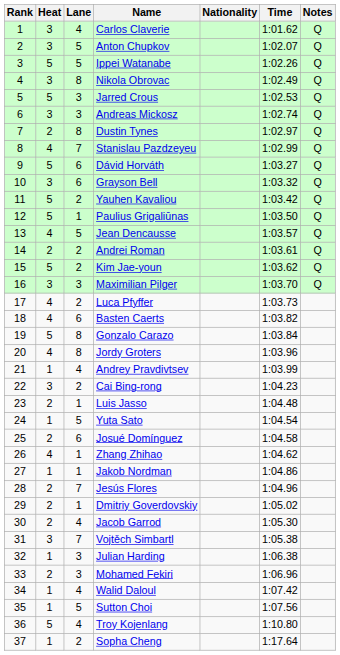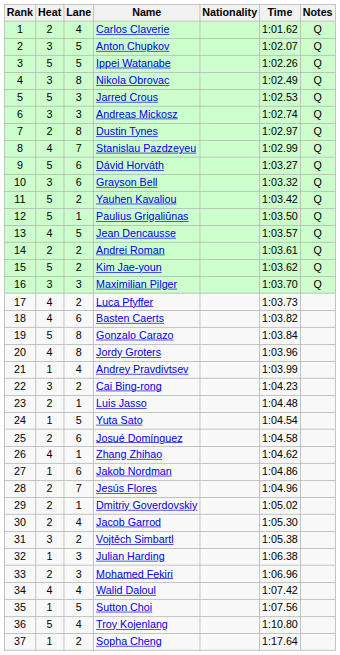(50, 30) 3 -> (50, 30) 2
(79, 472) 1 -> (79, 472) 6
(79, 540) 7 -> (79, 540) 2
(50, 591) 1 -> (50, 591) 4
